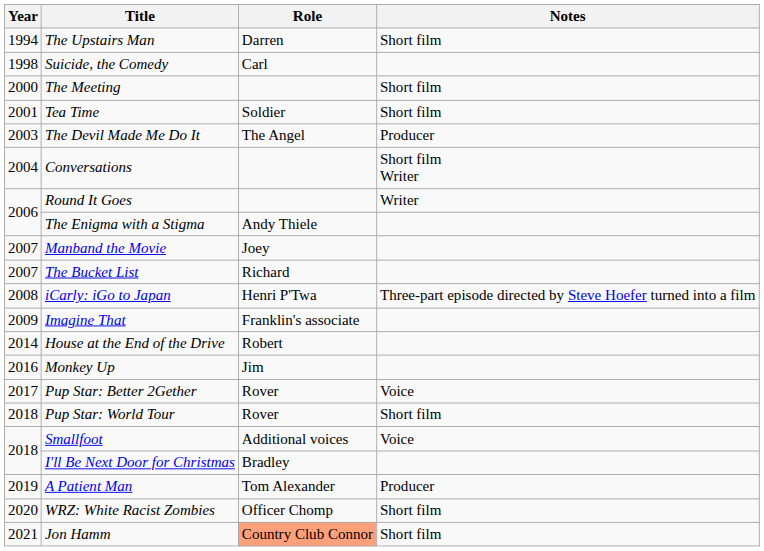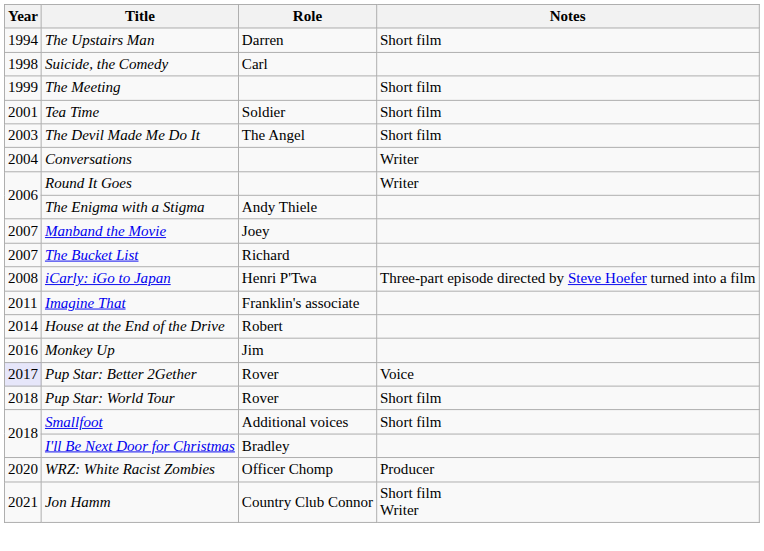(23, 87) 2000 -> (23, 87) 1999
(407, 135) Producer -> (411, 135) Short film
(411, 168) Short film Writer -> (399, 159) Writer
(23, 319) 2009 -> (23, 302) 2011
(23, 391) no background -> (23, 374) lavender background
(397, 438) Voice -> (411, 421) Short film
- row: (89, 486)
(411, 510) Short film -> (407, 469) Producer
(307, 534) lightsalmon background -> (307, 501) no background
(411, 534) Short film -> (411, 501) Short film Writer
